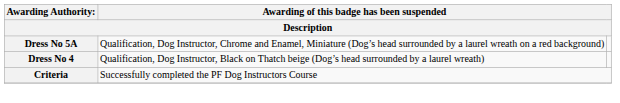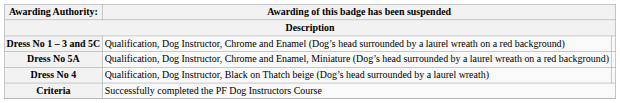+ row: (53, 43)
